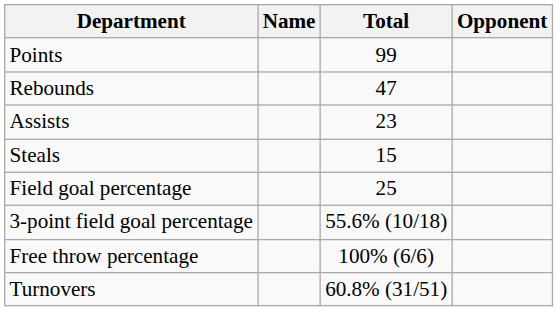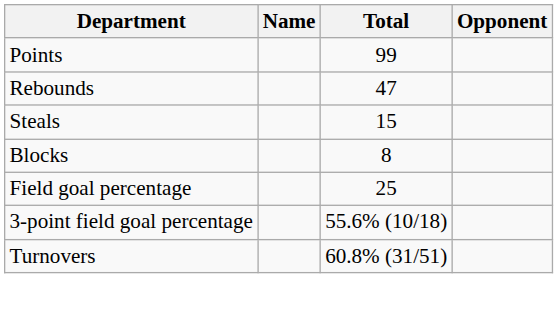- row: (39, 121)
+ row: (39, 155)
- row: (104, 255)
